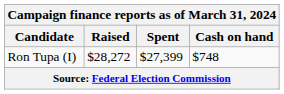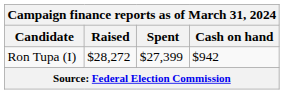(206, 57) $748 -> (206, 57) $942
